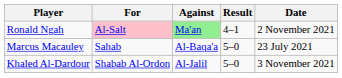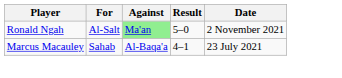(110, 30) pink background -> (104, 30) no background
(231, 30) 4–1 -> (181, 30) 5–0
(231, 47) 5–0 -> (181, 47) 4–1
- row: (48, 64)
